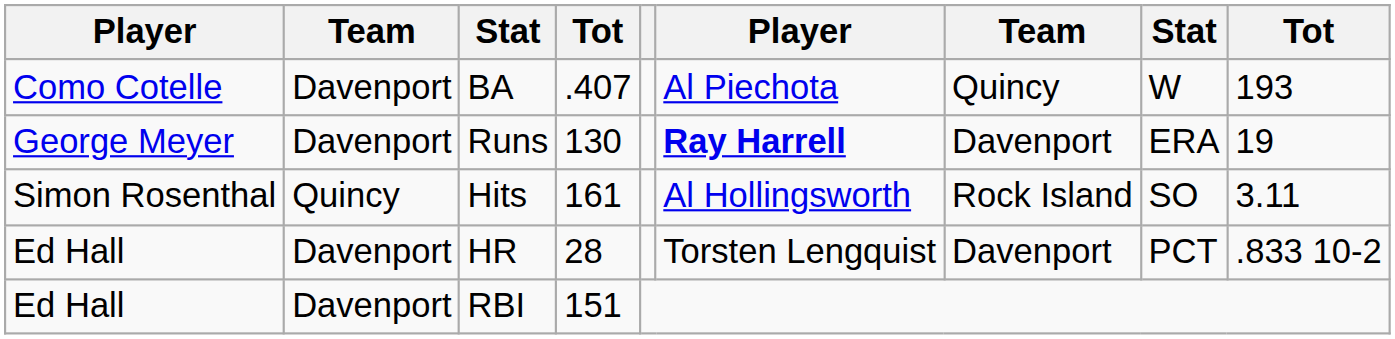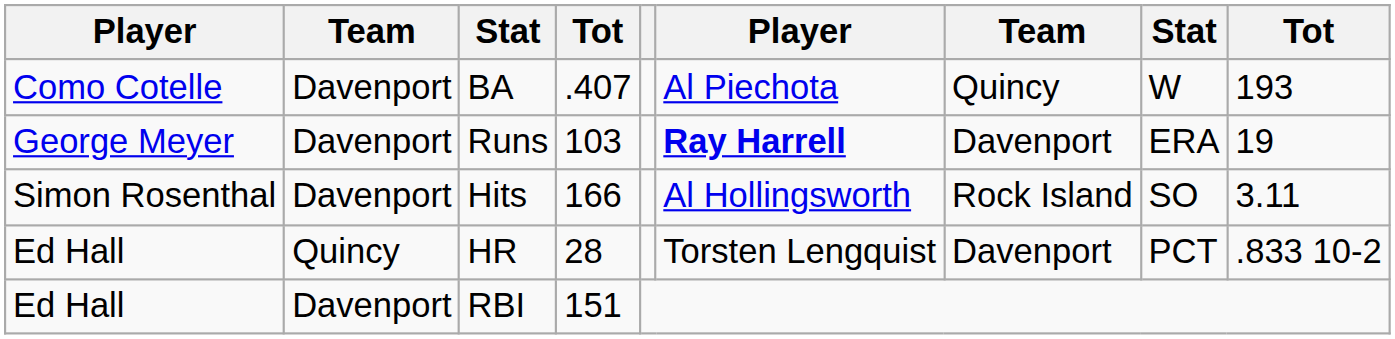(593, 141) 130 -> (593, 141) 103
(346, 196) Quincy -> (372, 196) Davenport
(593, 196) 161 -> (593, 196) 166
(372, 251) Davenport -> (346, 251) Quincy
